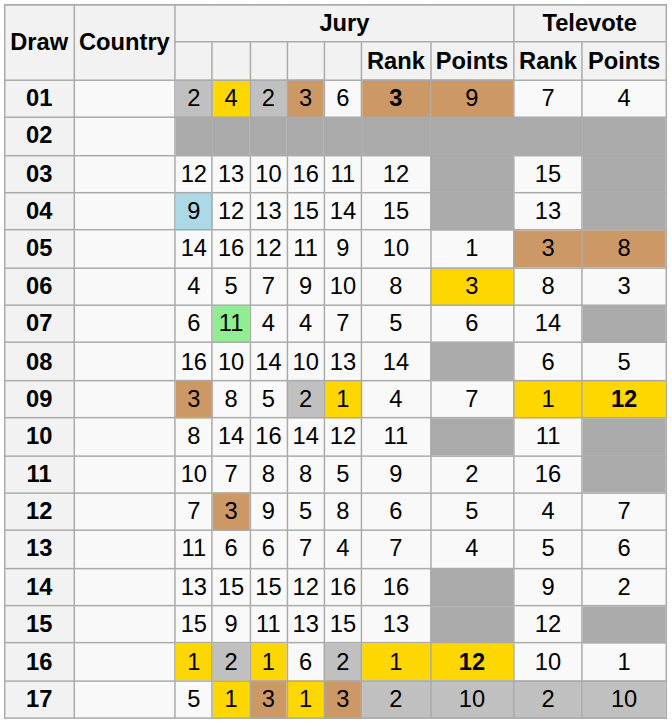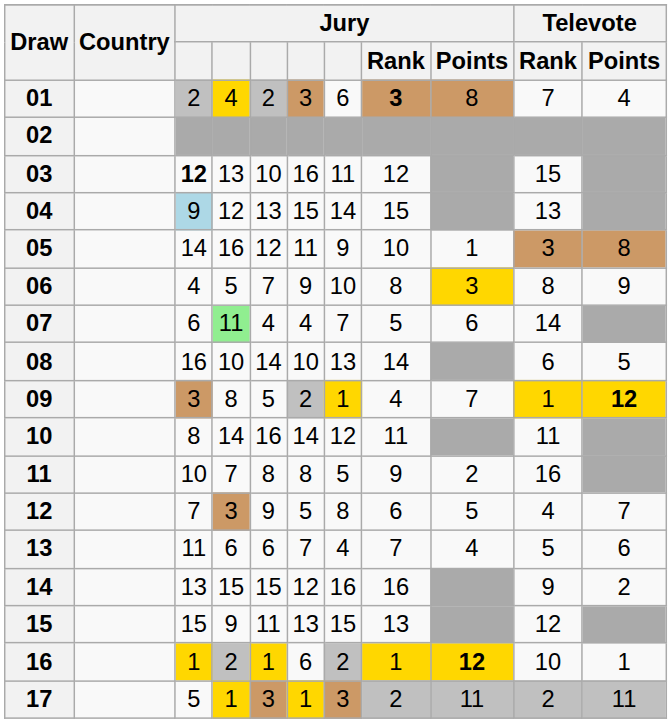(472, 98) 9 -> (472, 98) 8
(194, 173) normal -> (194, 173) bold
(624, 286) 3 -> (624, 286) 9
(472, 699) 10 -> (472, 699) 11
(624, 699) 10 -> (624, 699) 11
